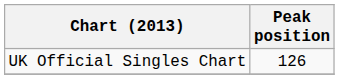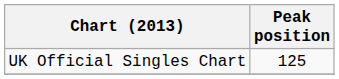(292, 62) 126 -> (292, 62) 125
